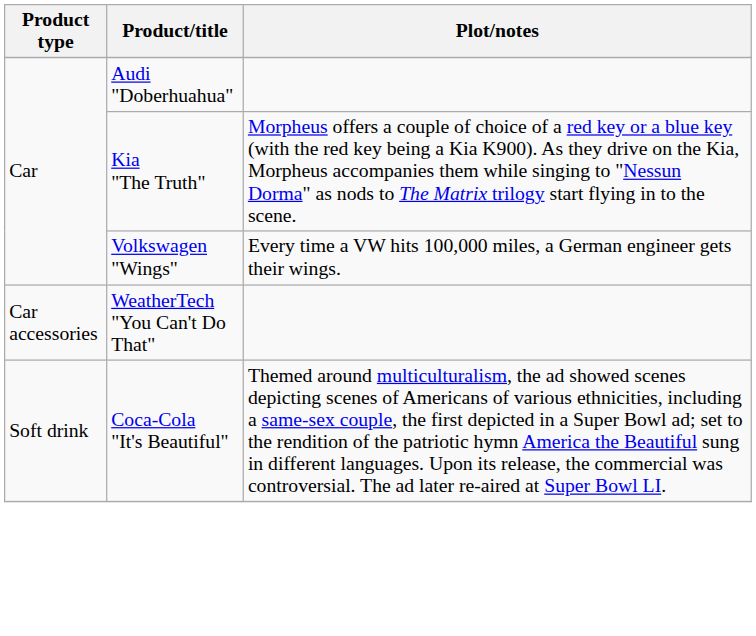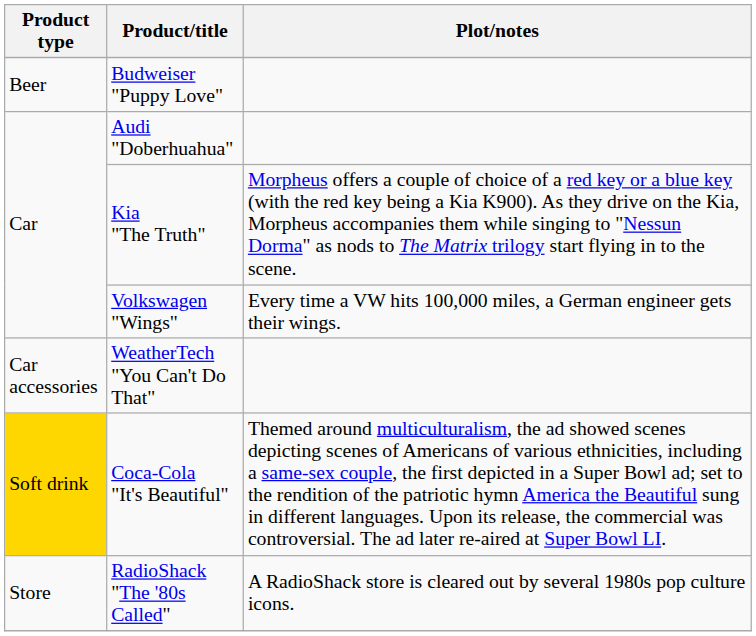+ row: (167, 84)
(49, 430) no background -> (49, 484) gold background
+ row: (159, 592)
